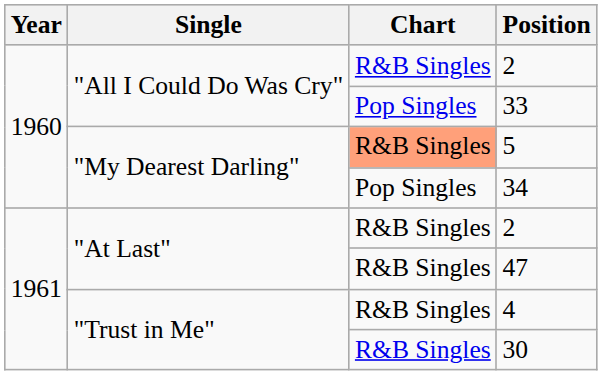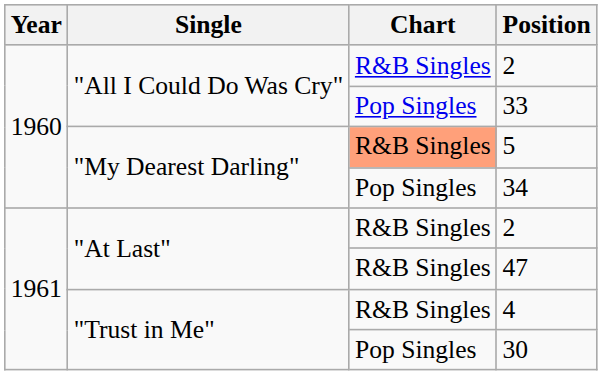(423, 349) R&B Singles -> (416, 349) Pop Singles
